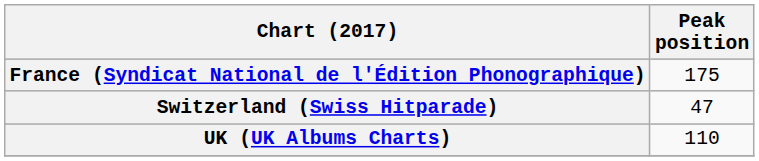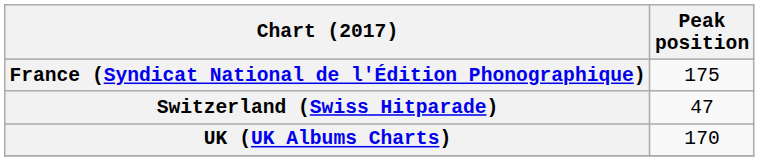(702, 139) 110 -> (702, 139) 170
